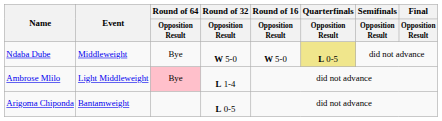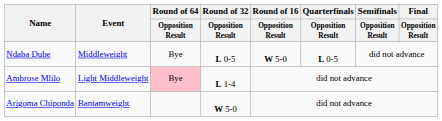(226, 59) W 5-0 -> (226, 59) L 0-5
(328, 59) khaki background -> (328, 59) no background
(226, 109) L 0-5 -> (226, 109) W 5-0
